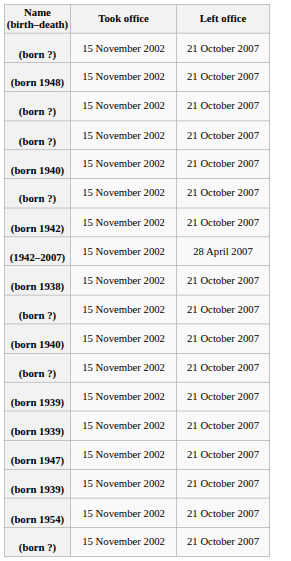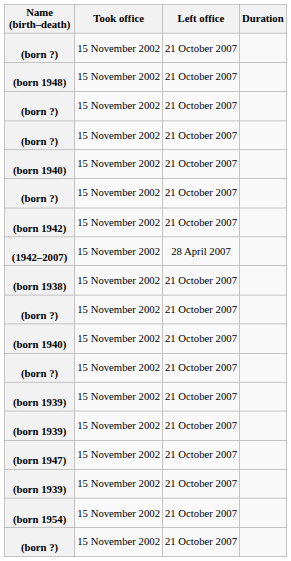+ column: (263, 19)
